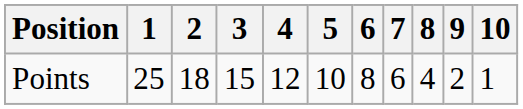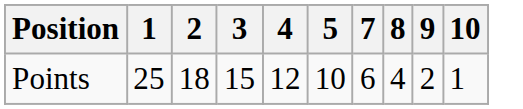- column: (368, 29)
